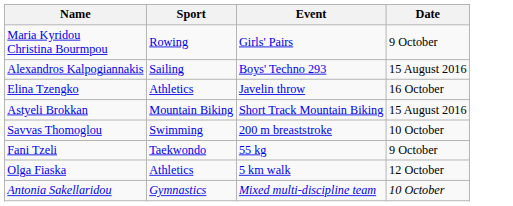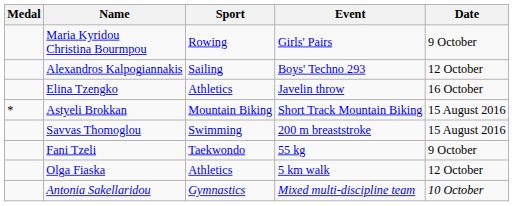+ column: (24, 14)
(428, 69) 15 August 2016 -> (455, 69) 12 October
(416, 130) 10 October -> (467, 130) 15 August 2016
